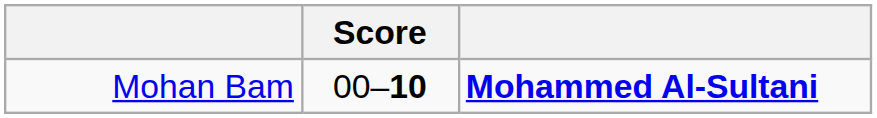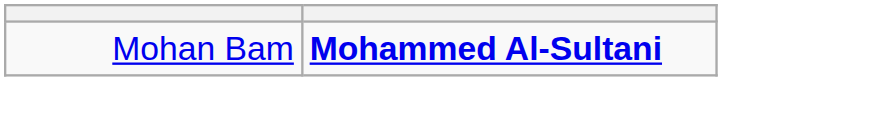- column: (380, 32)
